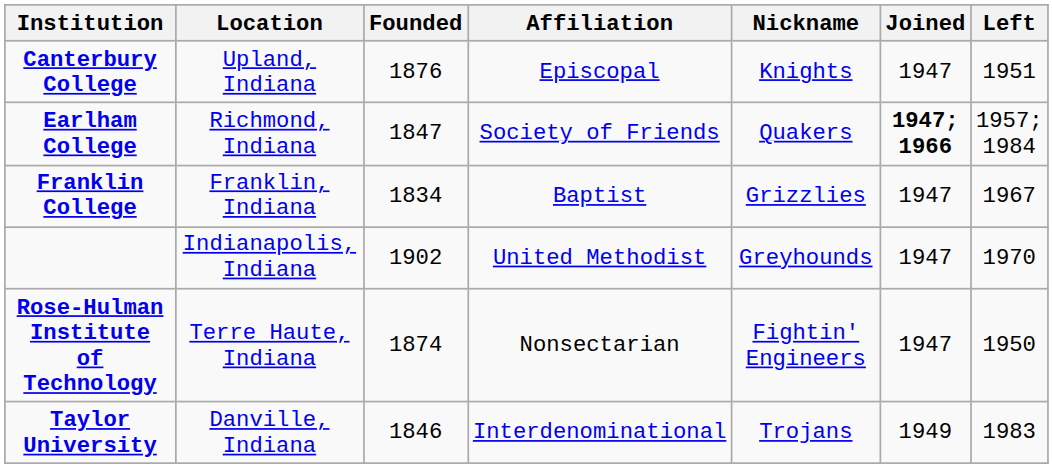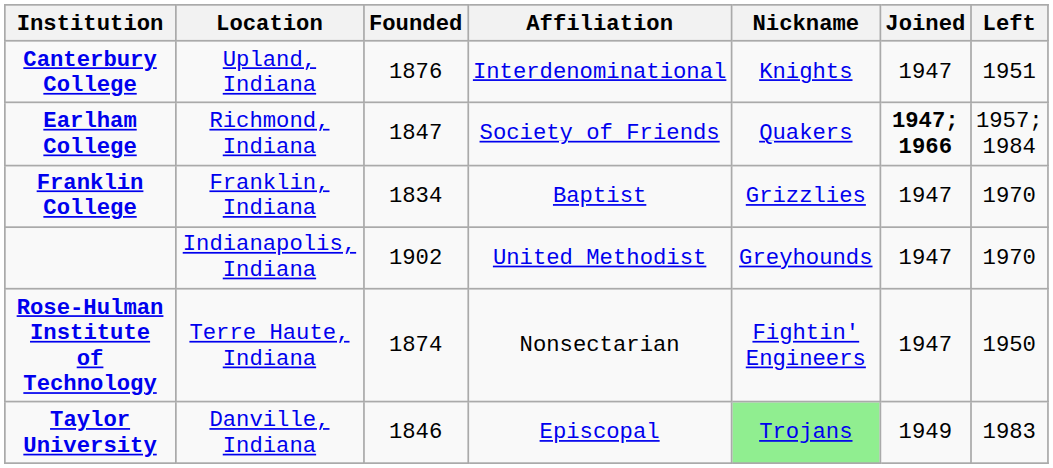(600, 72) Episcopal -> (600, 72) Interdenominational
(1009, 196) 1967 -> (1009, 196) 1970
(600, 433) Interdenominational -> (600, 433) Episcopal
(806, 433) no background -> (806, 433) lightgreen background
